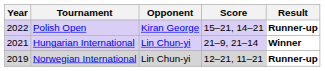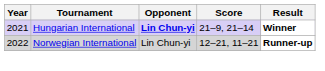- row: (60, 28)
(166, 43) normal -> (168, 28) bold
(18, 59) 2019 -> (18, 43) 2022
